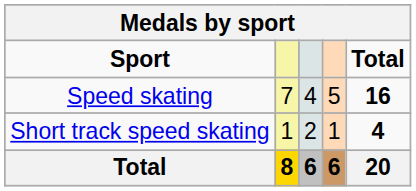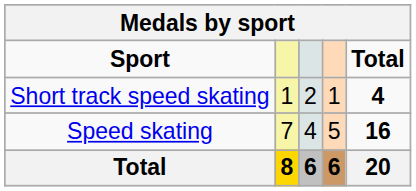rows swapped: (140, 95) <-> (140, 131)
